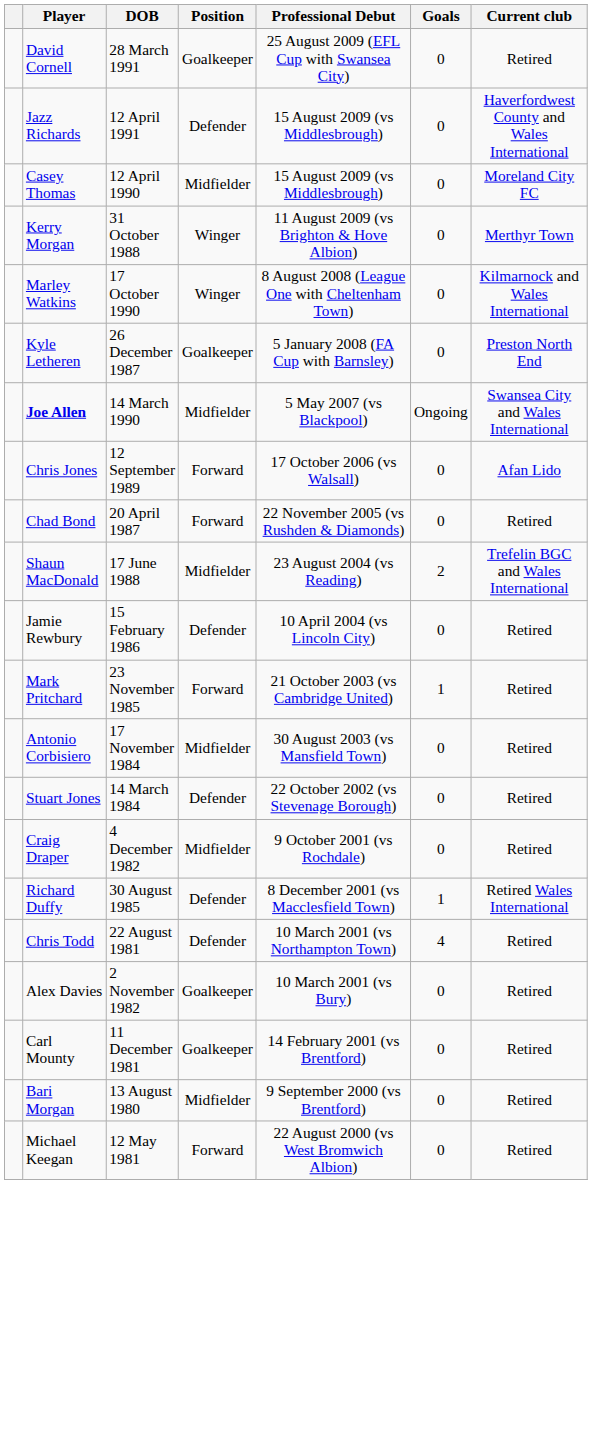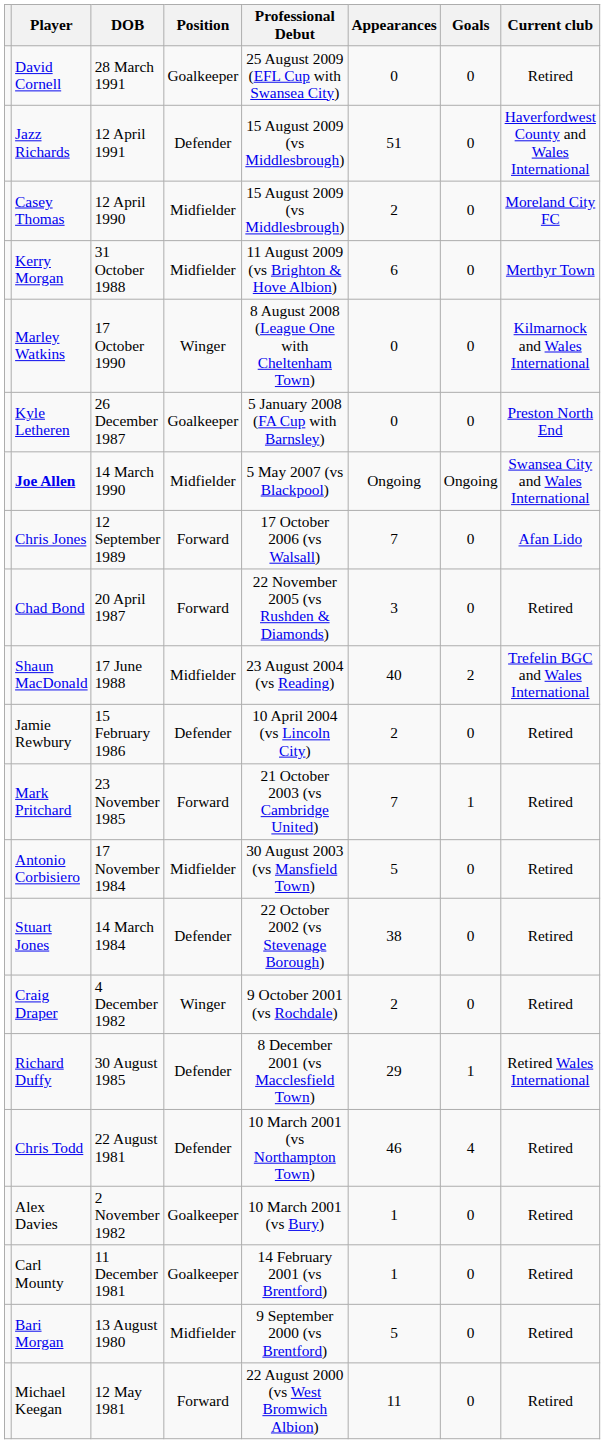+ column: (394, 25)
(217, 235) Winger -> (203, 269) Midfielder
(217, 848) Midfielder -> (203, 1004) Winger
